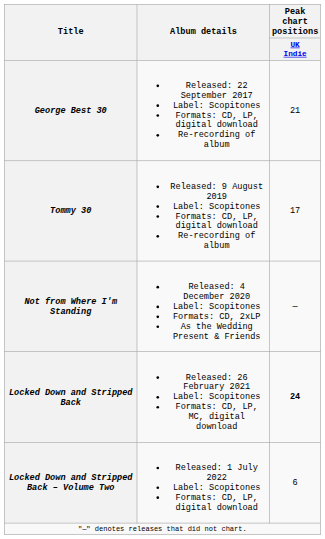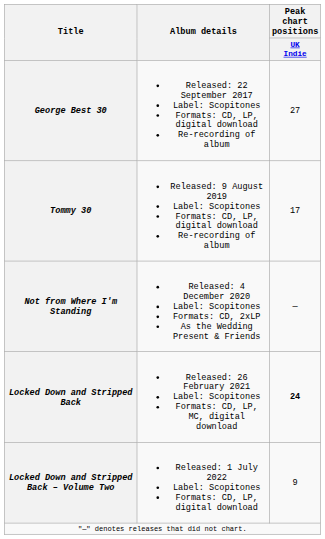(295, 111) 21 -> (295, 111) 27
(295, 483) 6 -> (295, 483) 9
